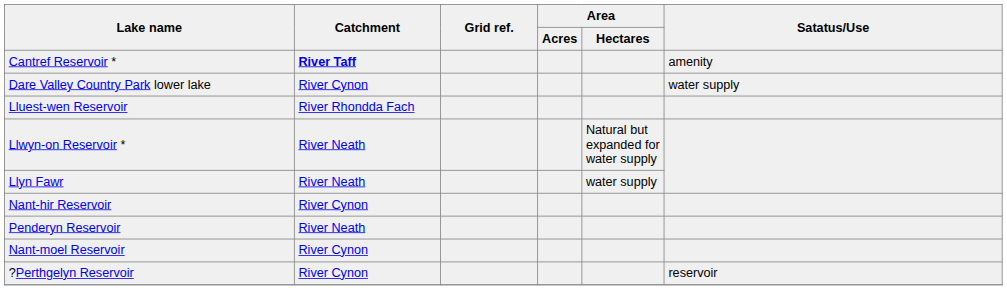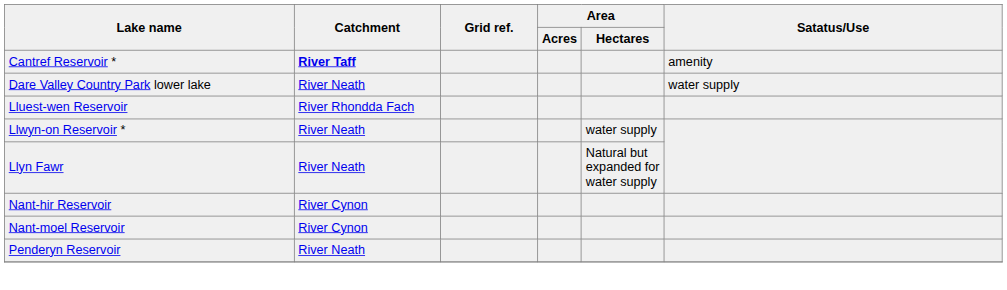(333, 84) River Cynon -> (332, 84) River Neath
(623, 144) Natural but expanded for water supply -> (621, 130) water supply
(621, 181) water supply -> (623, 167) Natural but expanded for water supply
rows swapped: (67, 250) <-> (65, 227)
- row: (71, 273)
